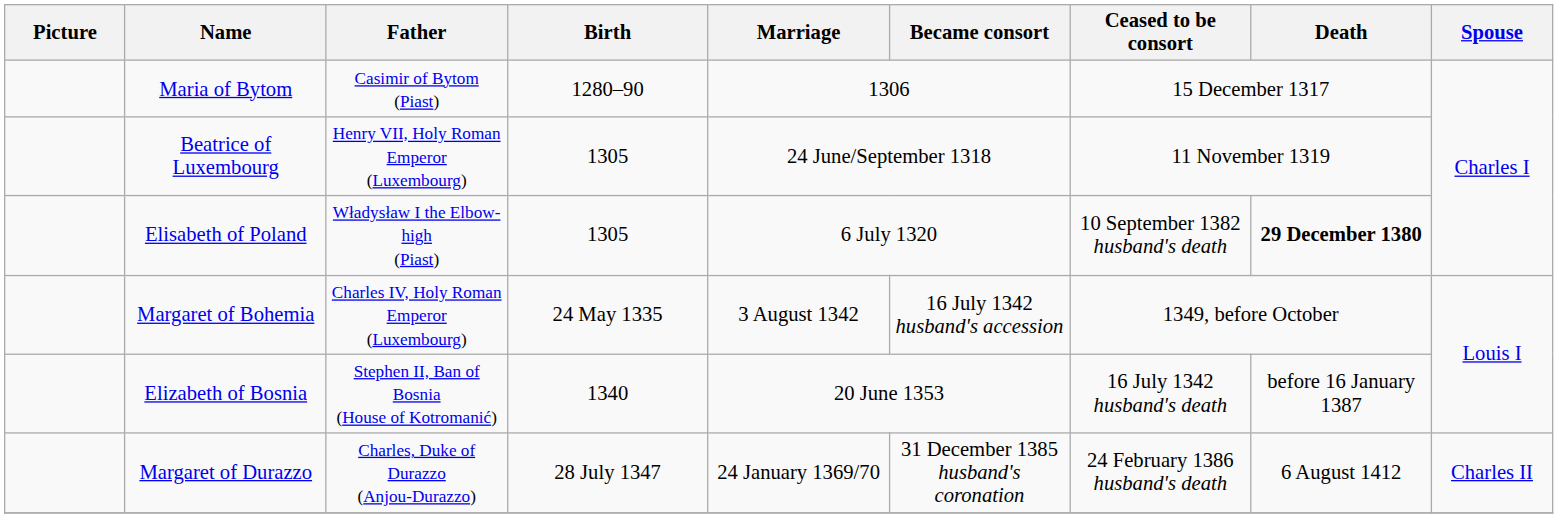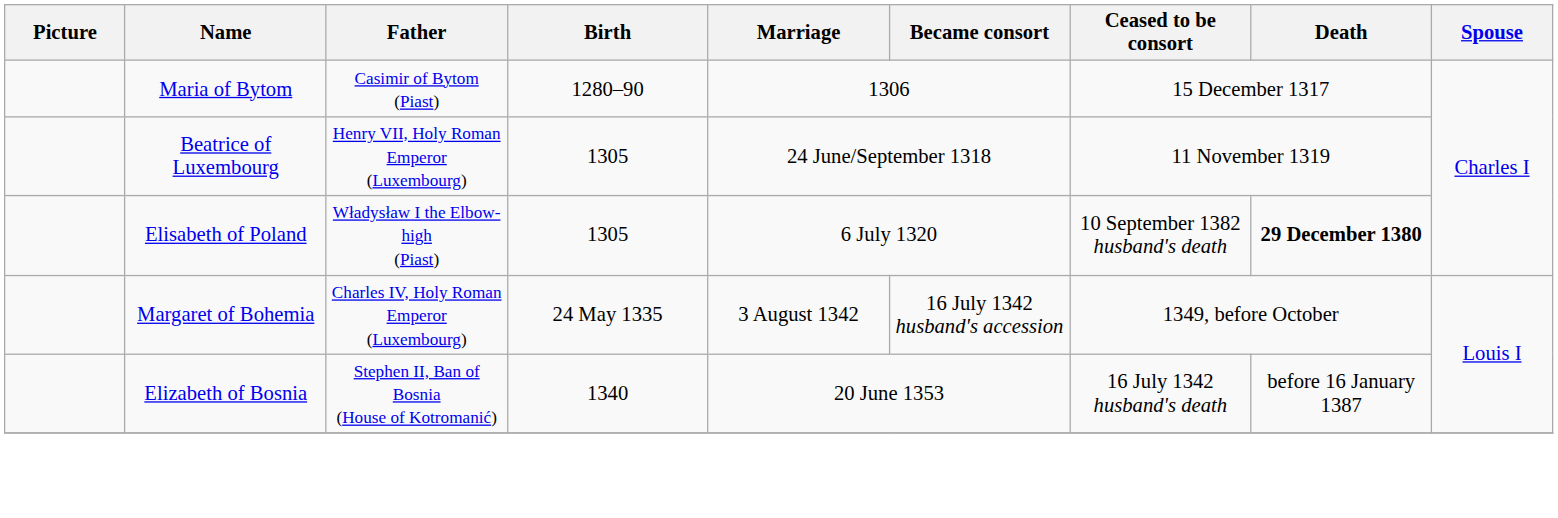- row: (226, 472)
